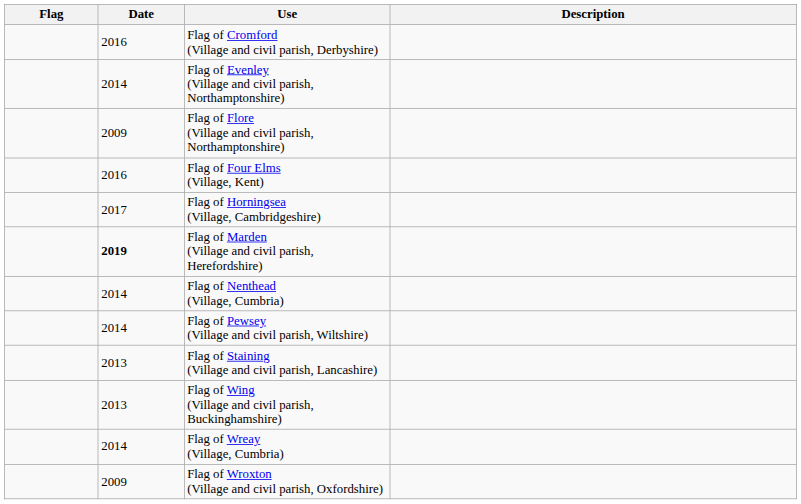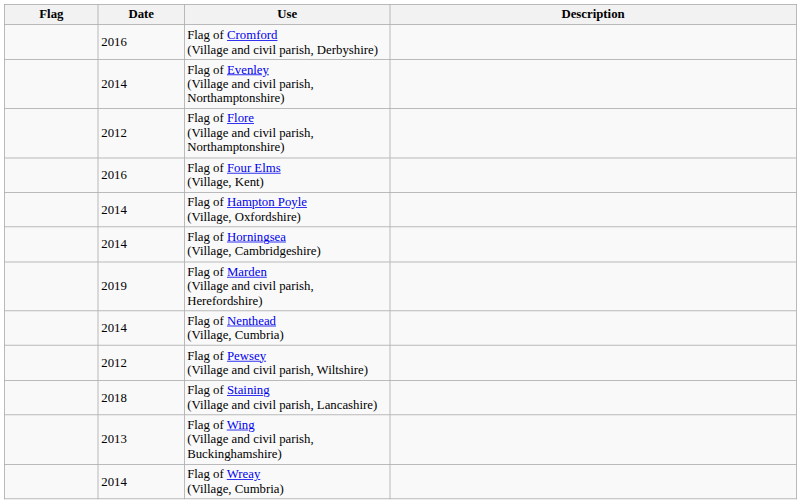(114, 133) 2009 -> (114, 133) 2012
+ row: (247, 209)
(114, 209) 2017 -> (114, 244) 2014
(114, 251) bold -> (114, 286) normal
(114, 328) 2014 -> (114, 362) 2012
(114, 362) 2013 -> (114, 397) 2018
- row: (285, 481)
